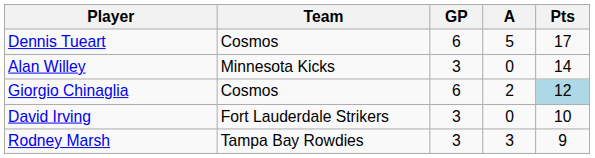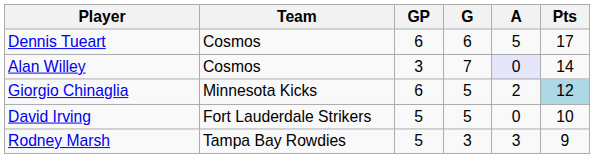+ column: (467, 16)
(278, 66) Minnesota Kicks -> (232, 66) Cosmos
(509, 66) no background -> (516, 66) lavender background
(250, 91) Cosmos -> (260, 91) Minnesota Kicks
(456, 116) 3 -> (419, 116) 5
(456, 141) 3 -> (419, 141) 5
